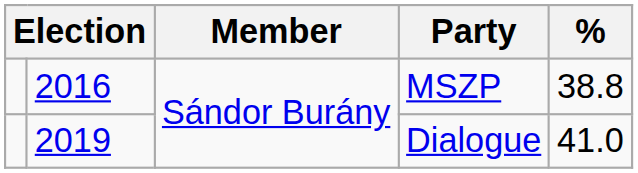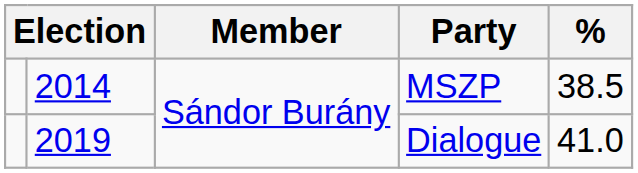(73, 85) 2016 -> (73, 85) 2014
(590, 85) 38.8 -> (590, 85) 38.5
